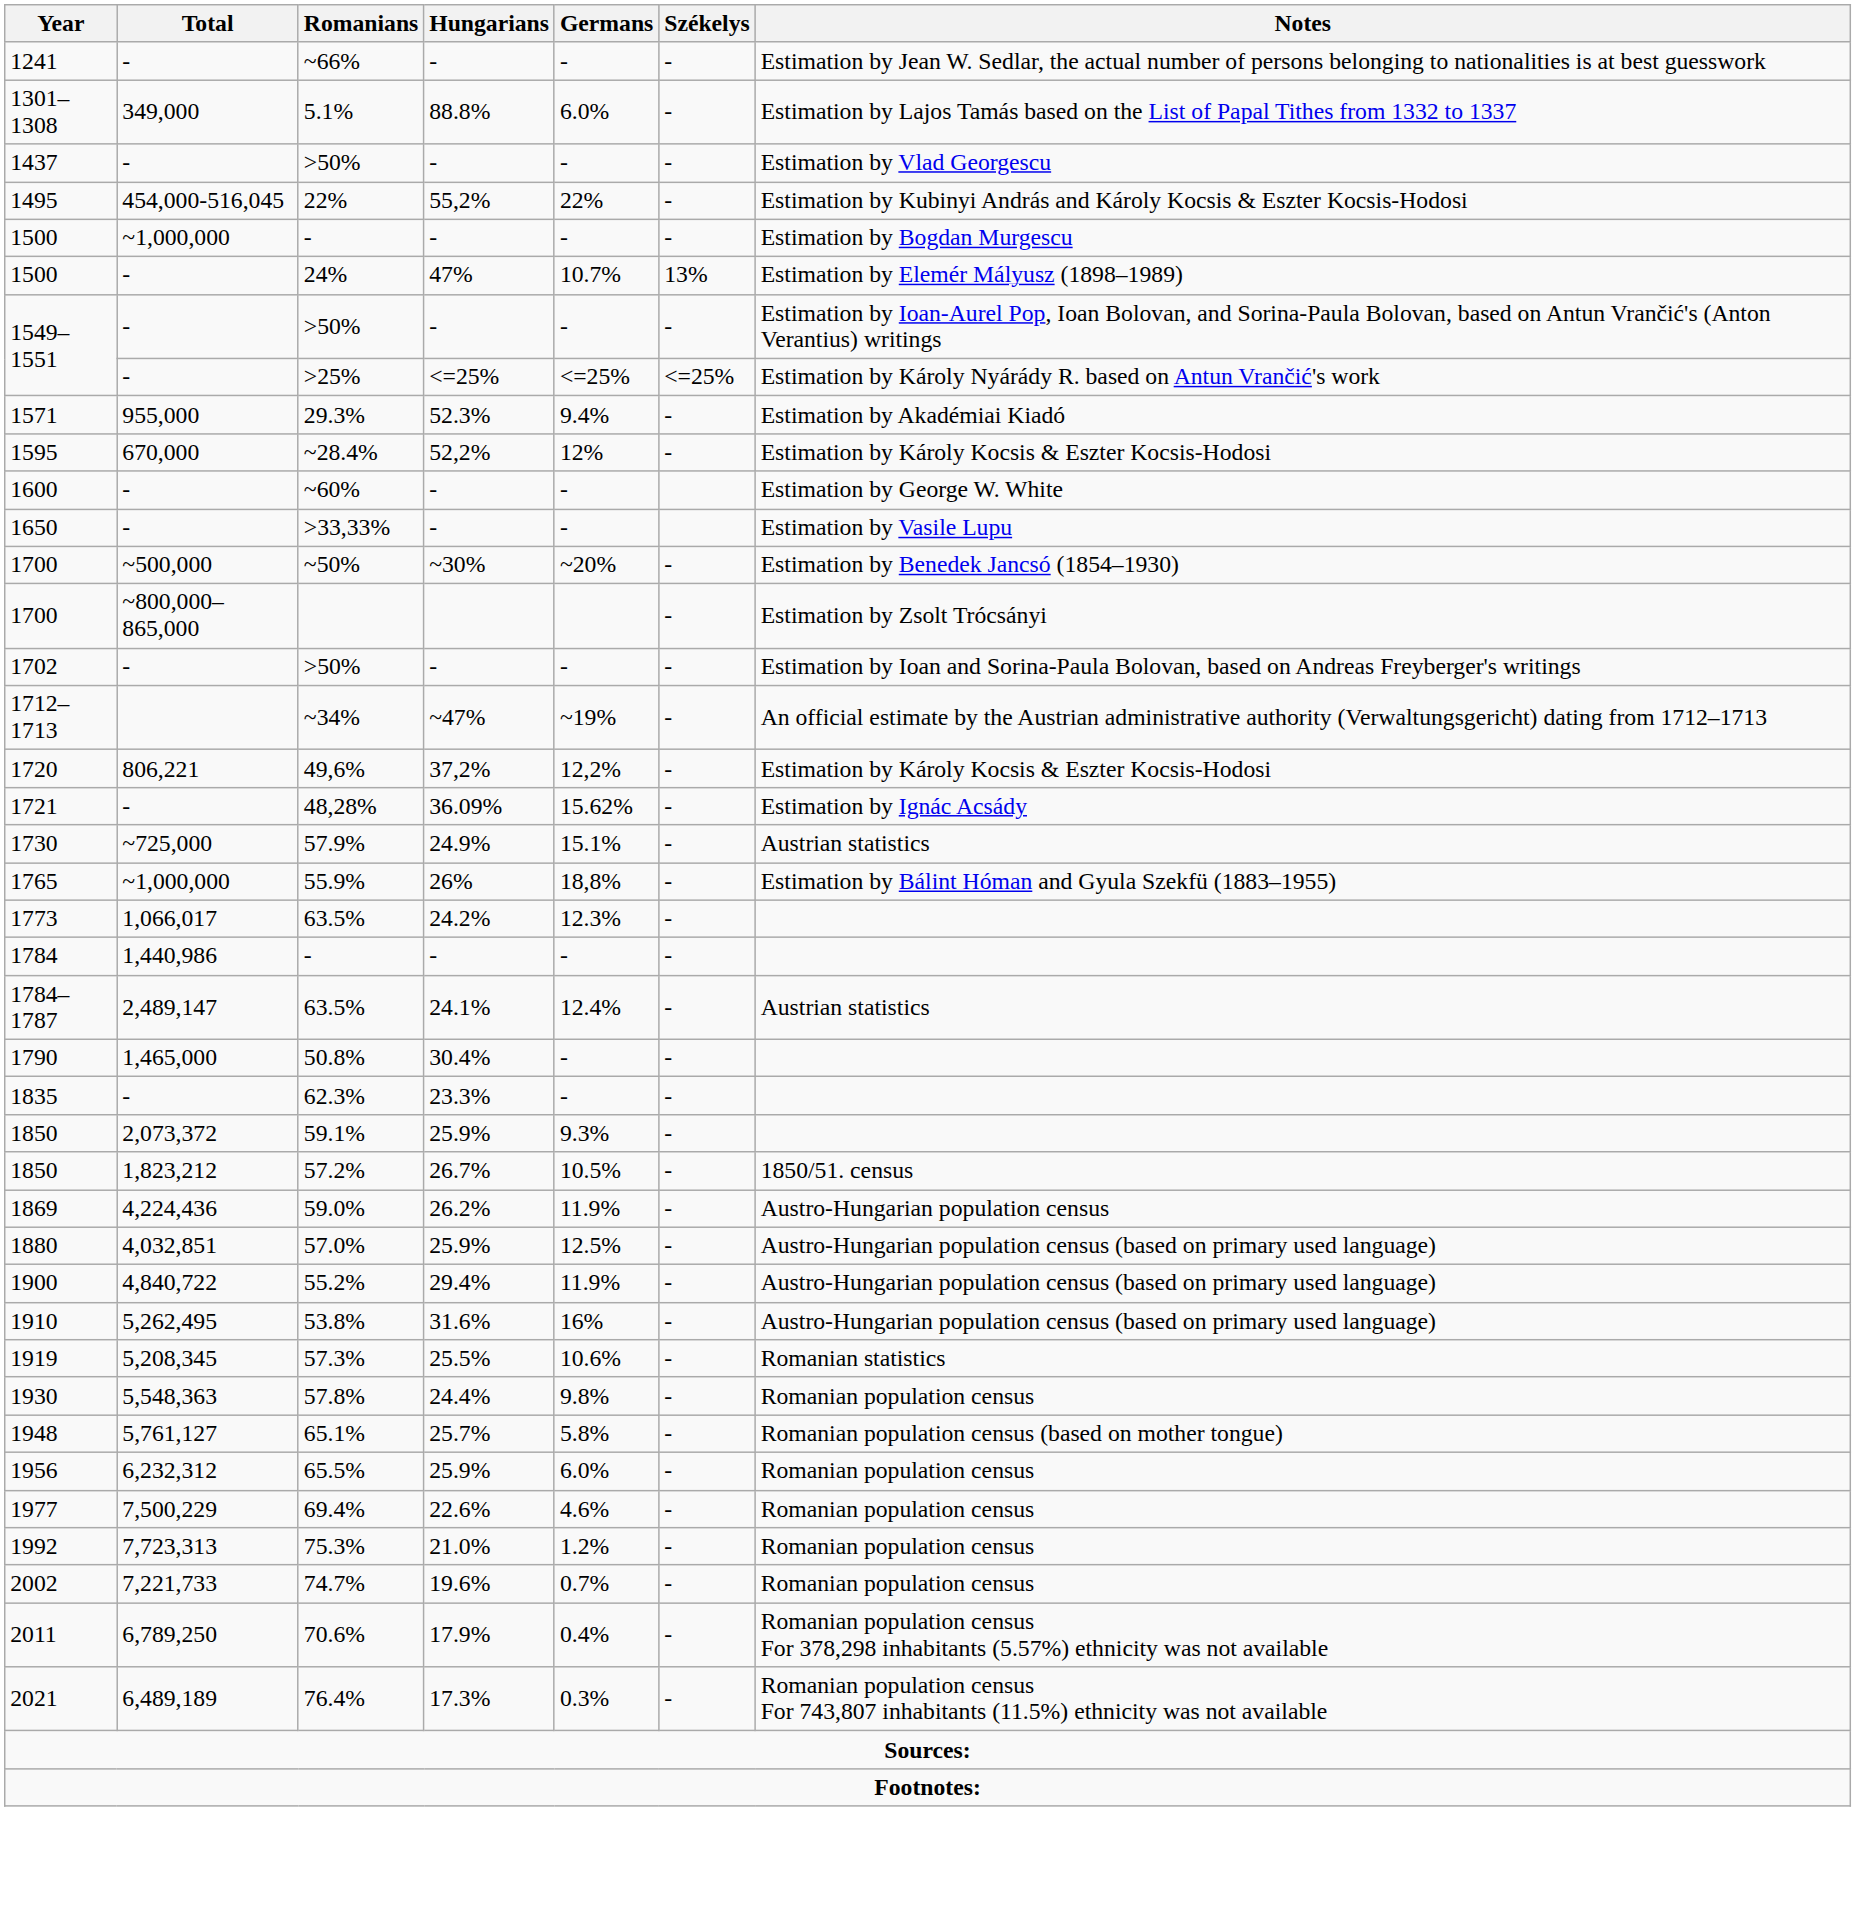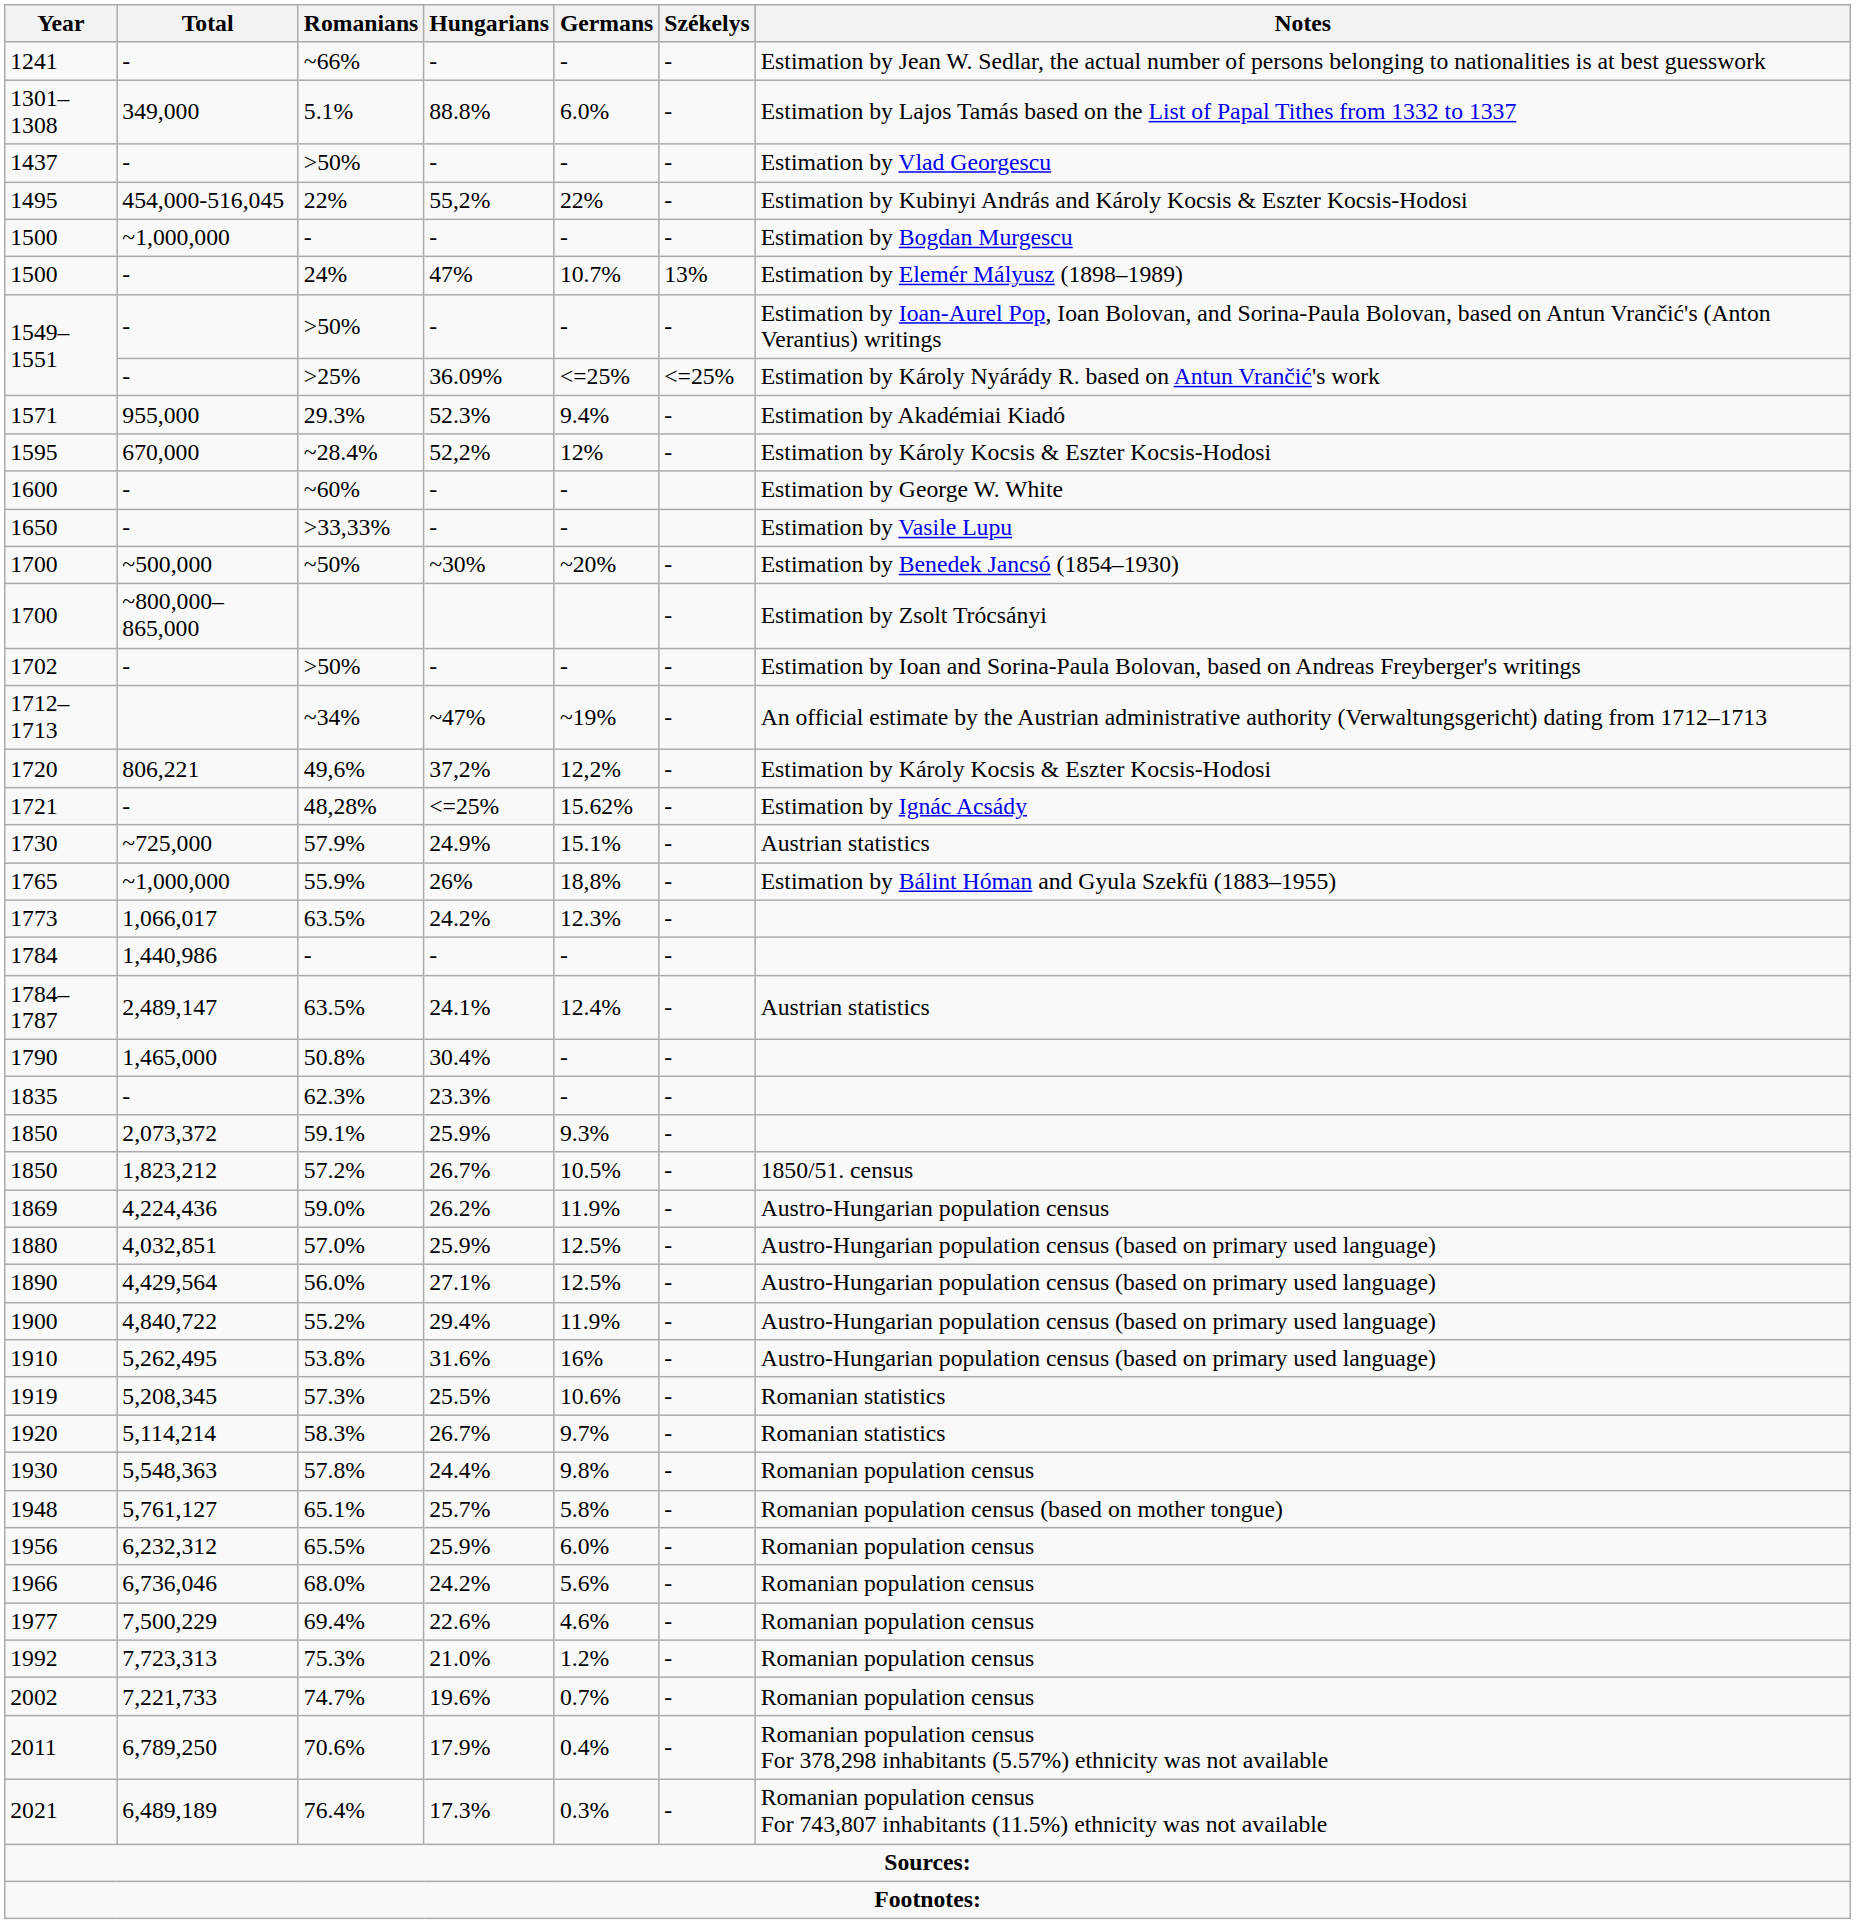(464, 376) <=25% -> (466, 376) 36.09%
(466, 805) 36.09% -> (464, 805) <=25%
+ row: (34, 1283)
+ row: (34, 1433)
+ row: (34, 1583)
